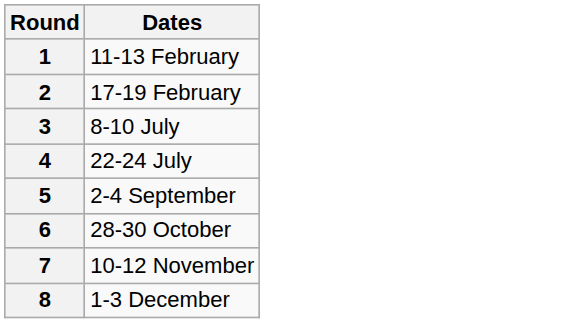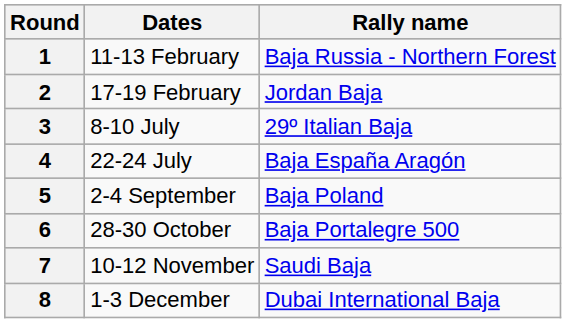+ column: (410, 22)
